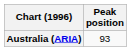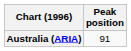(105, 38) 93 -> (105, 38) 91
